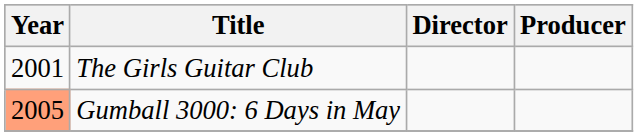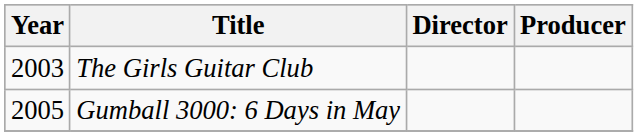(38, 67) 2001 -> (38, 67) 2003
(38, 109) lightsalmon background -> (38, 109) no background
